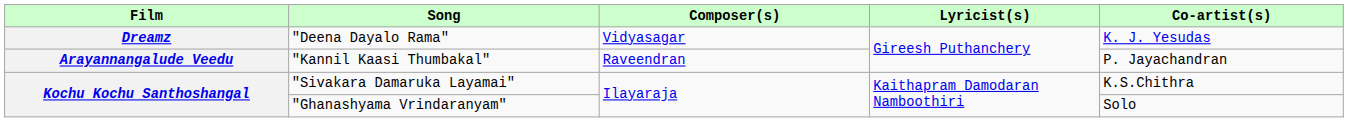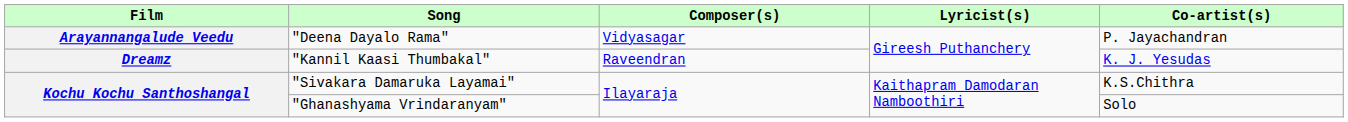(147, 38) Dreamz -> (147, 38) Arayannangalude Veedu
(1157, 38) K. J. Yesudas -> (1165, 38) P. Jayachandran
(147, 61) Arayannangalude Veedu -> (147, 61) Dreamz
(1165, 61) P. Jayachandran -> (1157, 61) K. J. Yesudas
